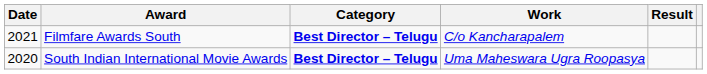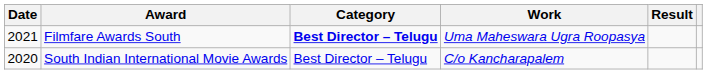(504, 36) C/o Kancharapalem -> (544, 36) Uma Maheswara Ugra Roopasya
(366, 58) bold -> (360, 58) normal
(544, 58) Uma Maheswara Ugra Roopasya -> (504, 58) C/o Kancharapalem
